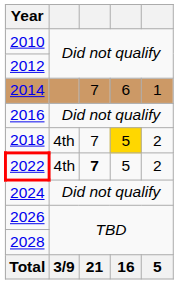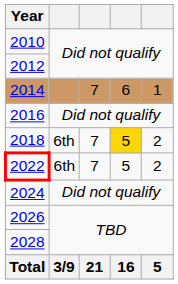(64, 140) 4th -> (64, 140) 6th
(64, 166) 4th -> (64, 166) 6th
(94, 166) bold -> (94, 166) normal
